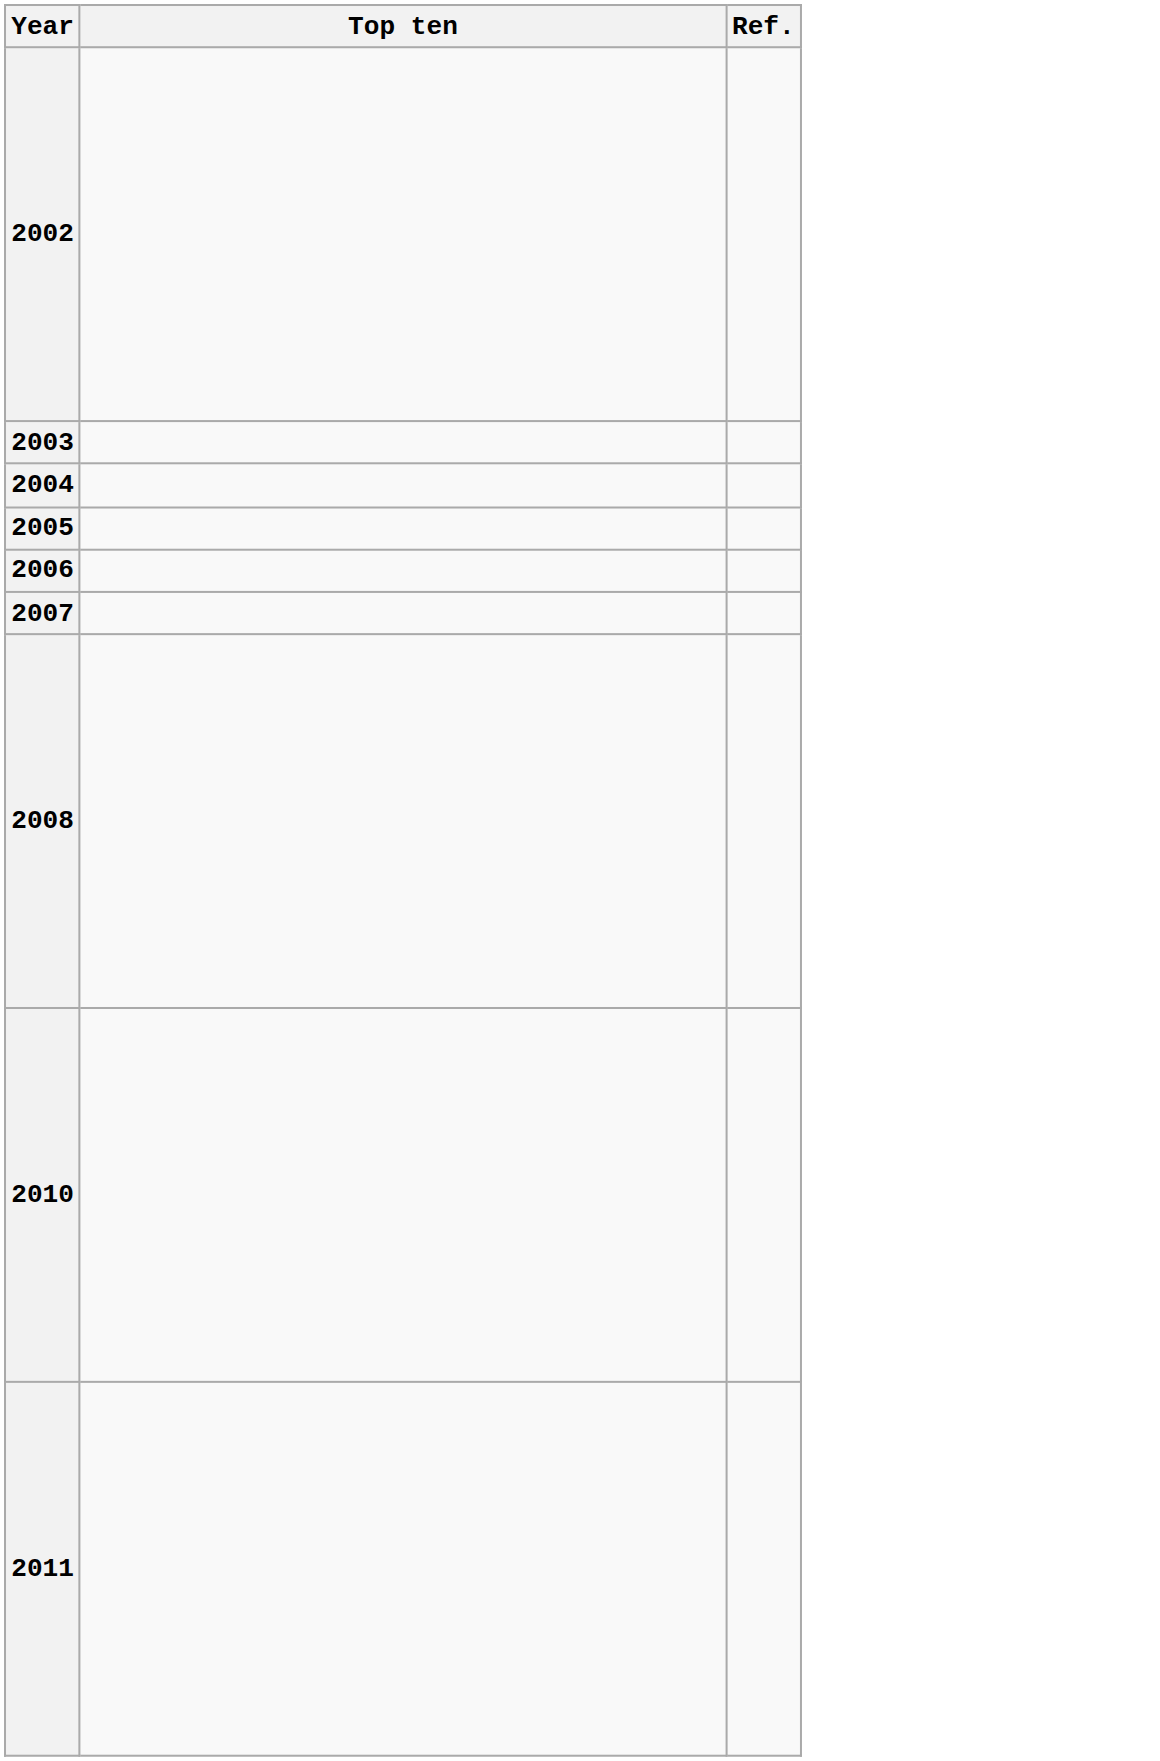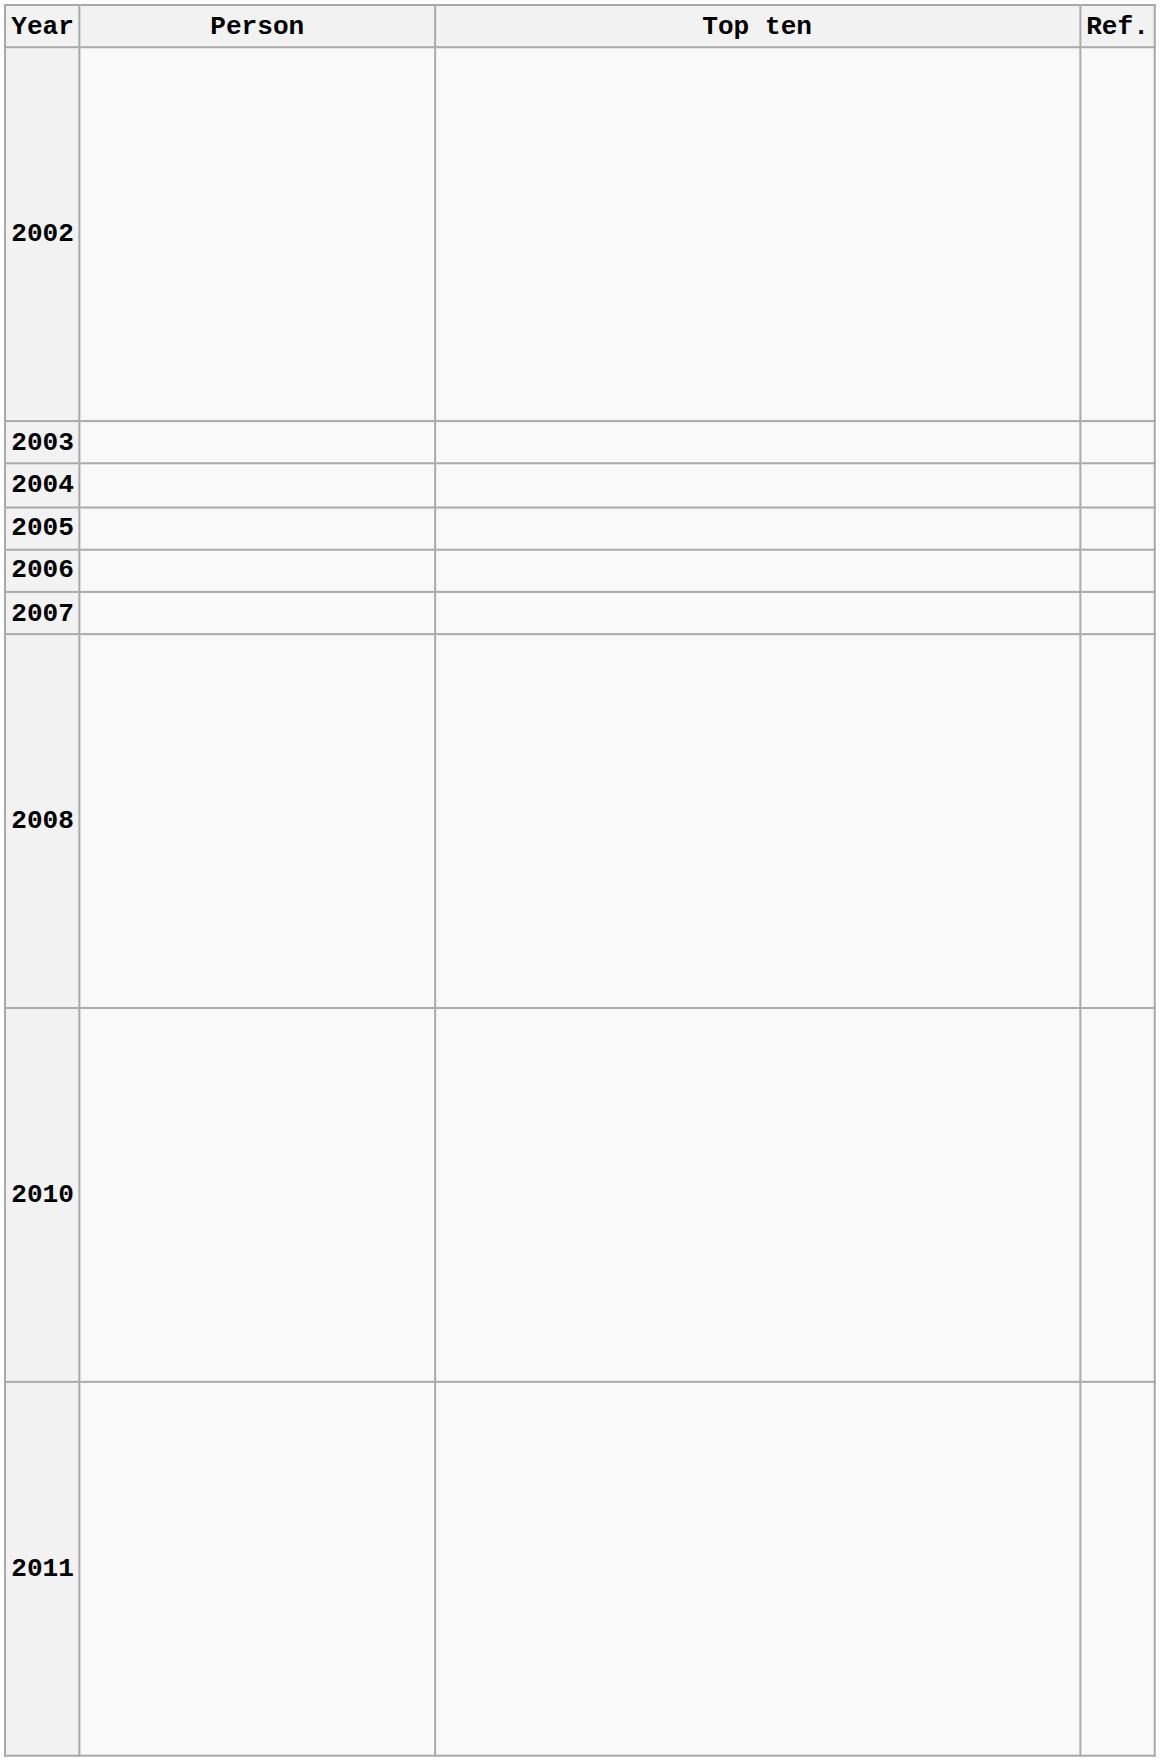+ column: (257, 26)
